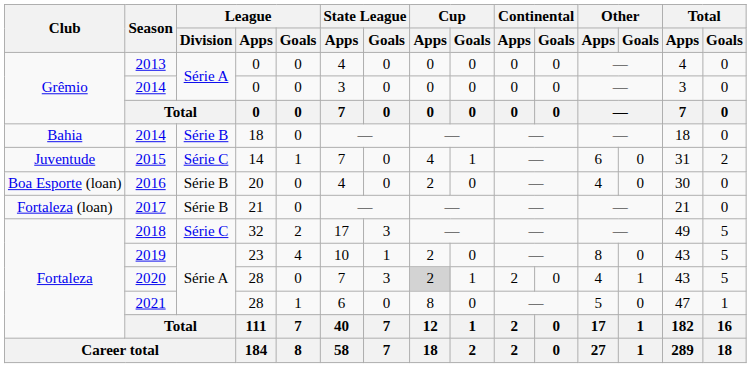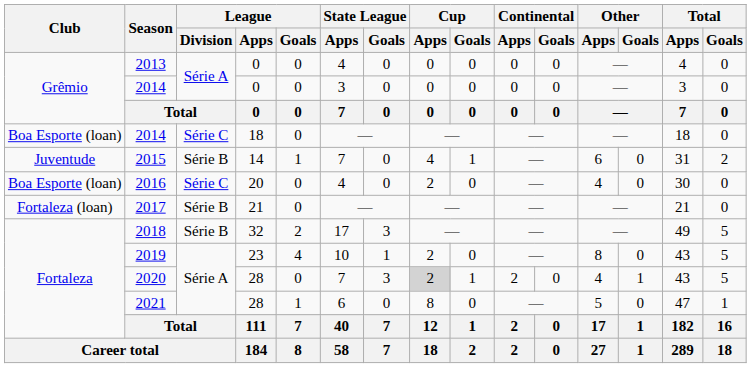(65, 135) Bahia -> (65, 135) Boa Esporte (loan)
(206, 135) Série B -> (206, 135) Série C
(206, 159) Série C -> (206, 159) Série B
(206, 183) Série B -> (206, 183) Série C
(206, 231) Série C -> (206, 231) Série B
